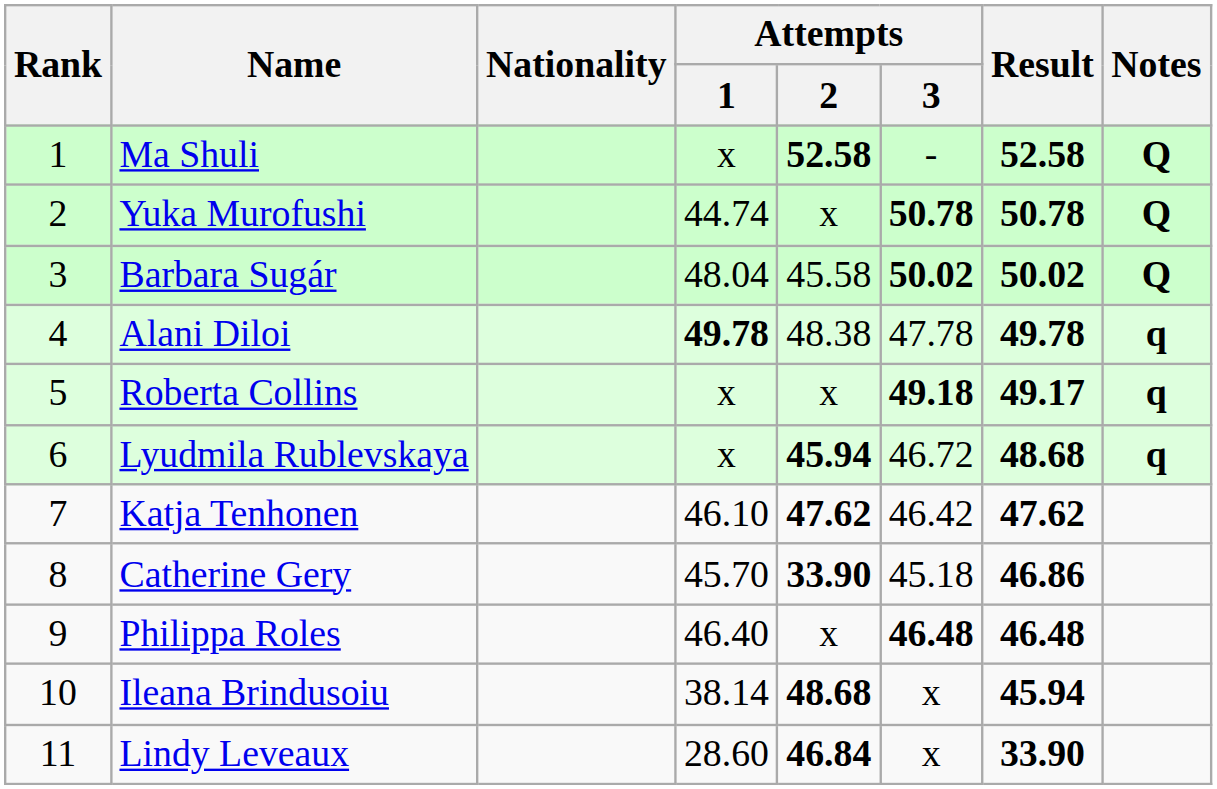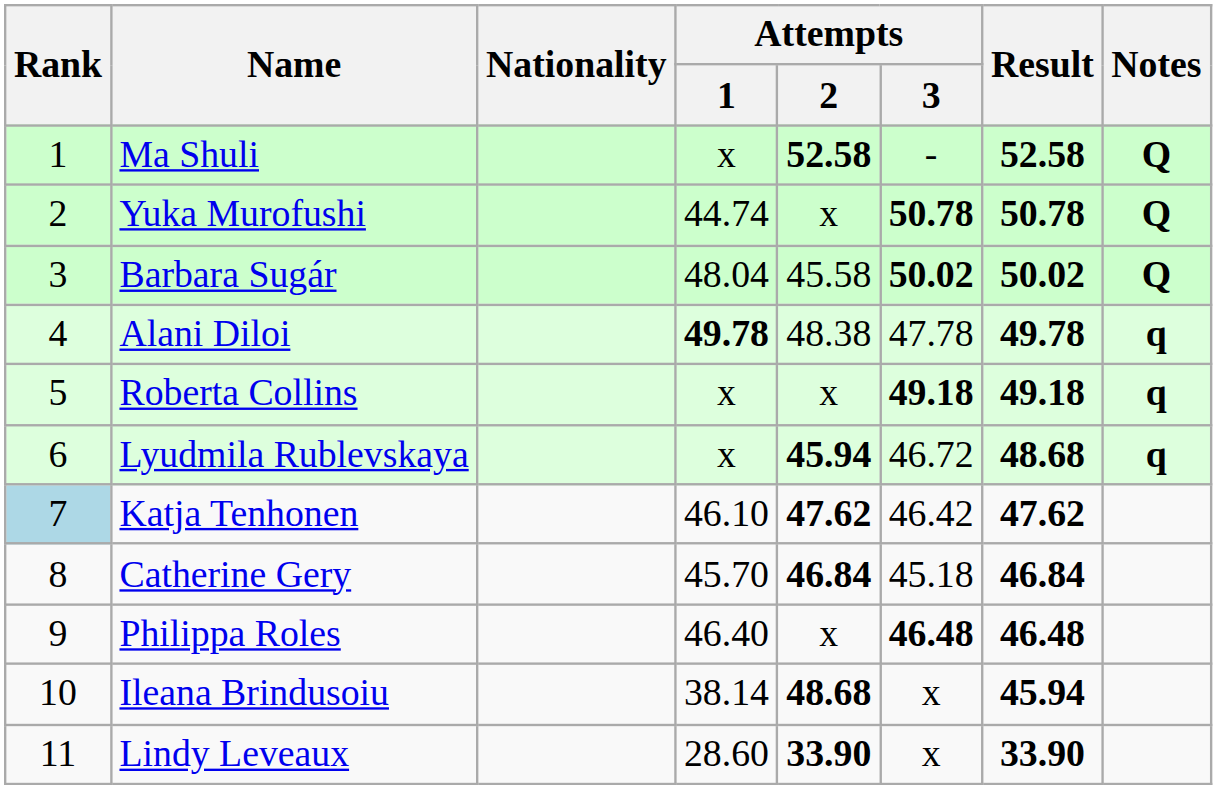(1042, 393) 49.17 -> (1042, 393) 49.18
(58, 513) no background -> (58, 513) lightblue background
(829, 573) 33.90 -> (829, 573) 46.84
(1042, 573) 46.86 -> (1042, 573) 46.84
(829, 753) 46.84 -> (829, 753) 33.90
